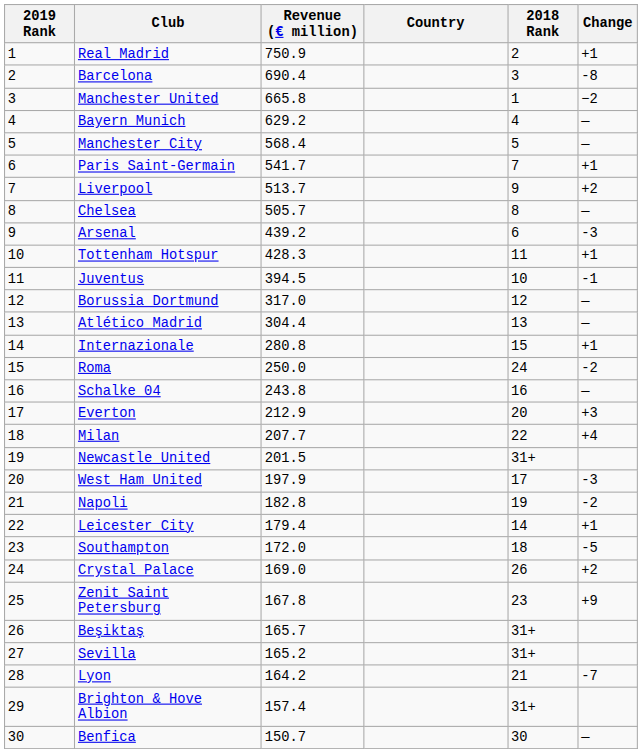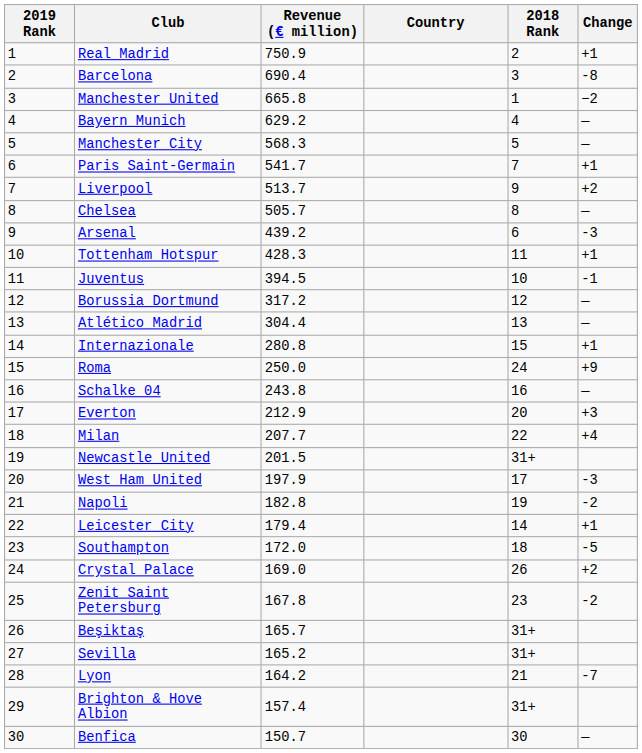(285, 144) 568.4 -> (285, 144) 568.3
(285, 301) 317.0 -> (285, 301) 317.2
(589, 369) -2 -> (589, 369) +9
(589, 601) +9 -> (589, 601) -2
